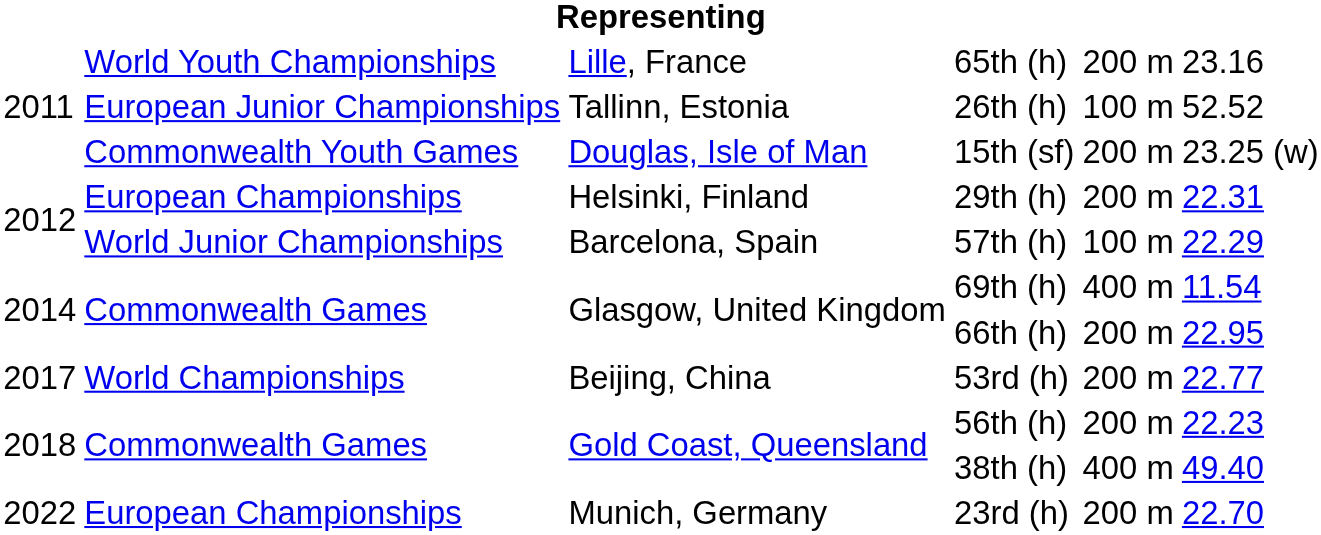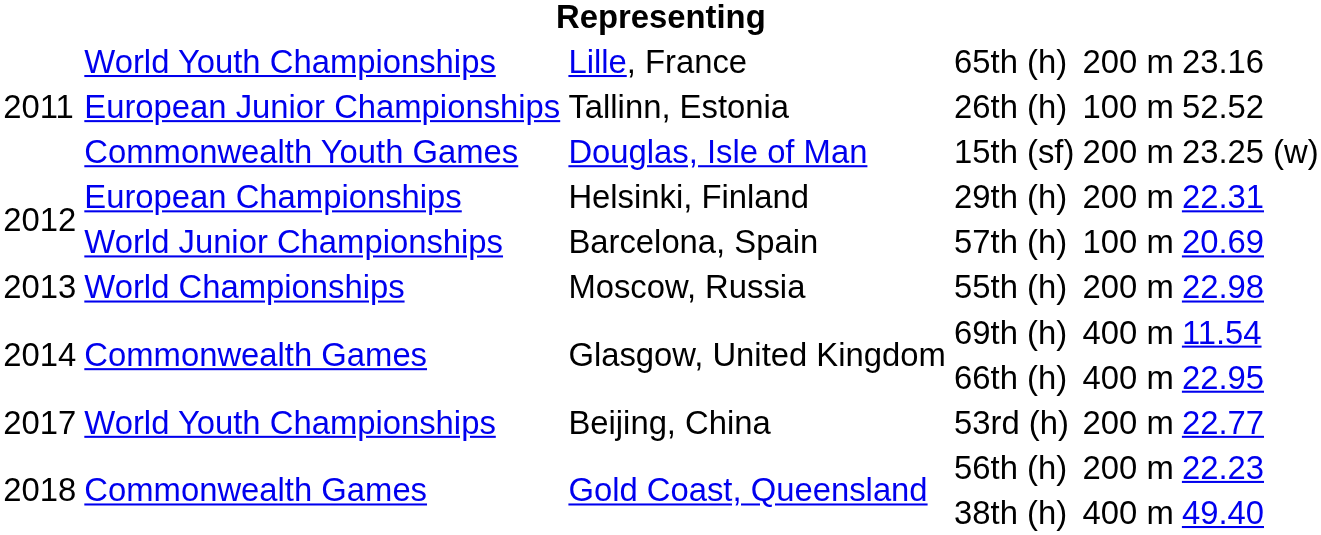(1223, 242) 22.29 -> (1223, 242) 20.69
+ row: (1011, 287)
(1128, 332) 200 m -> (1128, 377) 400 m
(244, 377) World Championships -> (290, 422) World Youth Championships
- row: (1011, 513)
